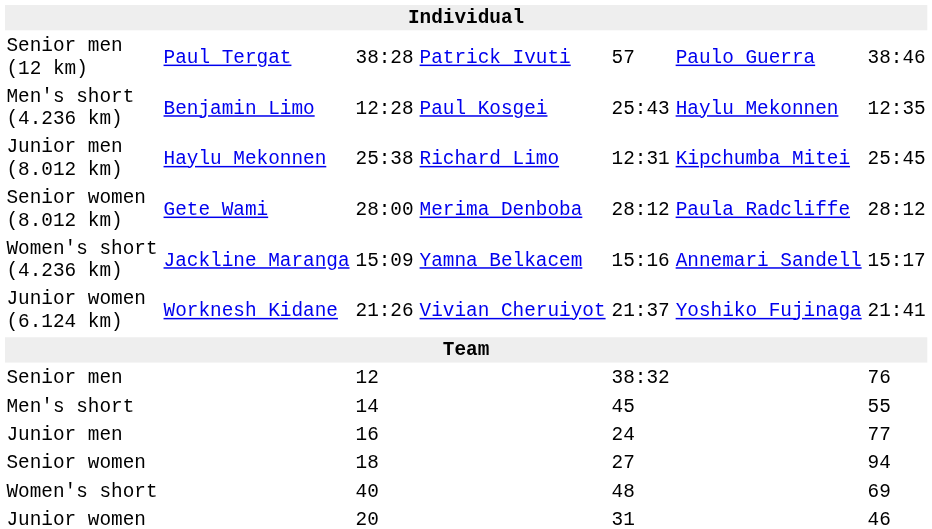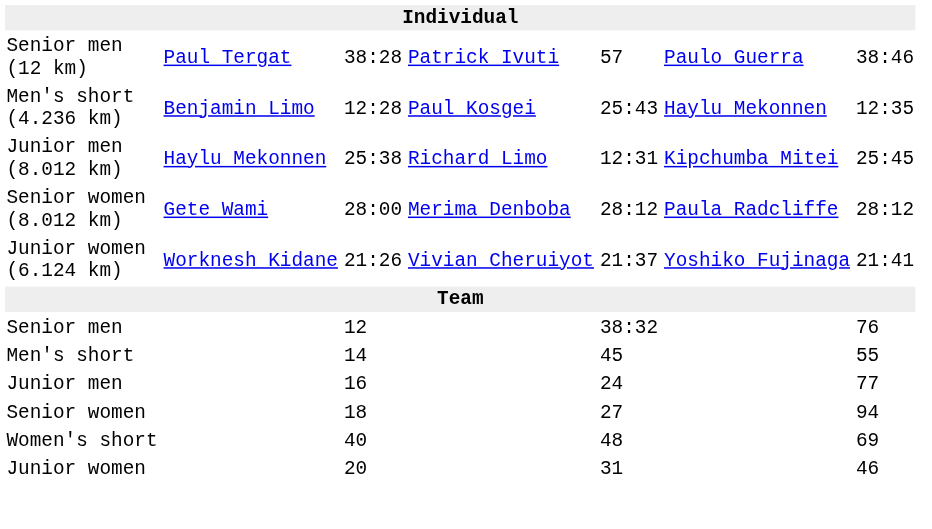- row: (82, 260)
